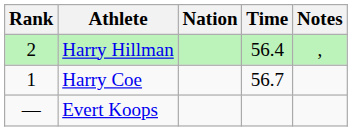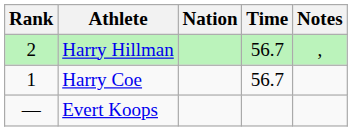(267, 49) 56.4 -> (267, 49) 56.7
